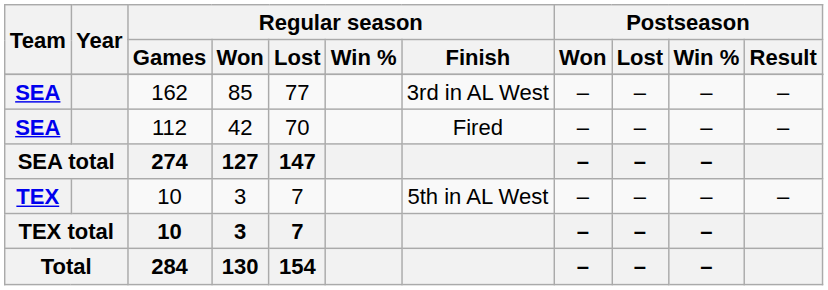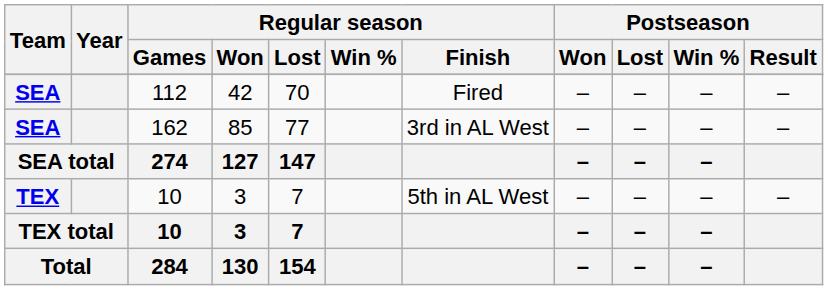rows swapped: (170, 92) <-> (170, 127)
